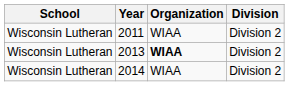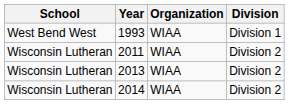+ row: (131, 33)
(166, 52) bold -> (166, 71) normal
